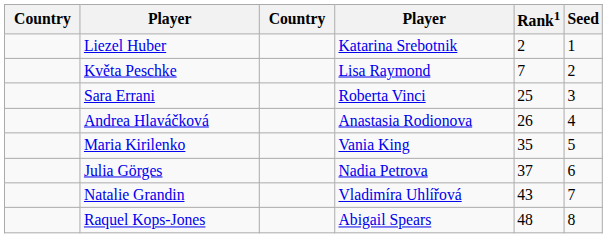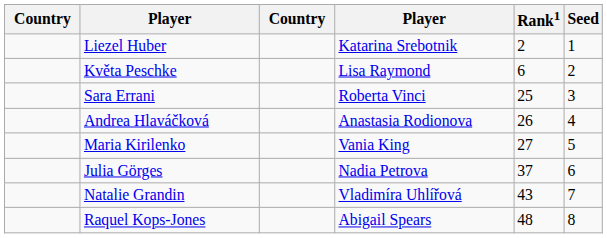(521, 70) 7 -> (521, 70) 6
(525, 145) 35 -> (525, 145) 27
